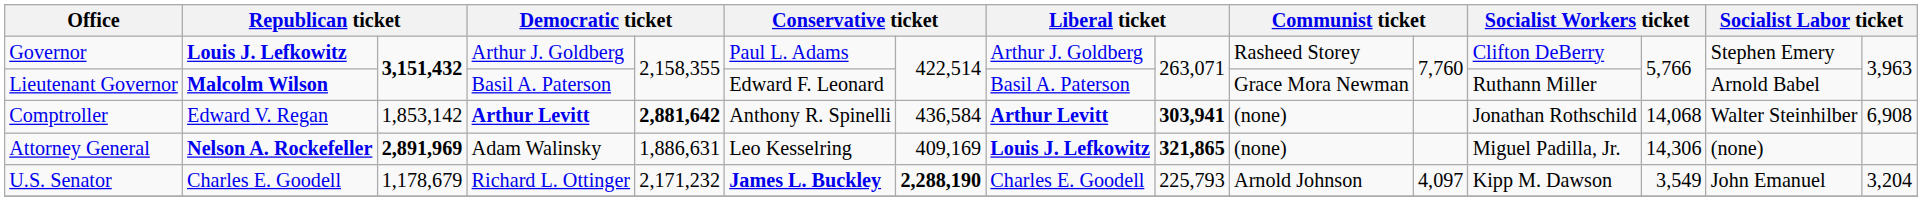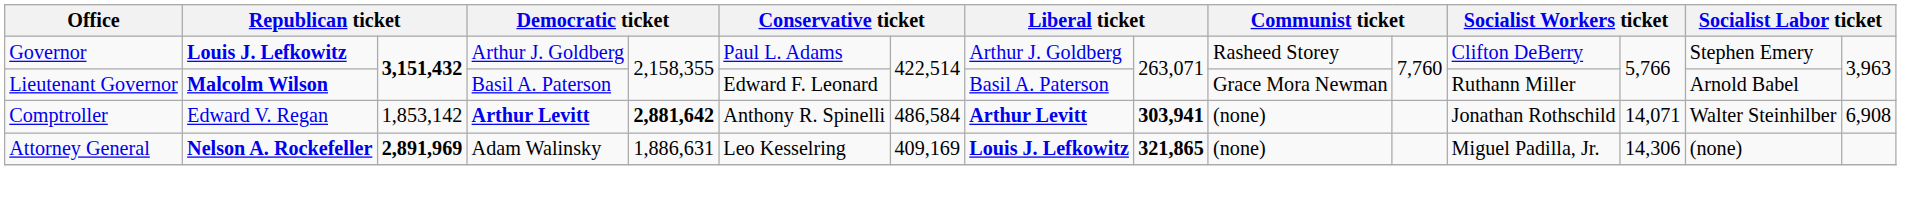(948, 116) 436,584 -> (927, 116) 486,584
(1674, 116) 14,068 -> (1653, 116) 14,071
- row: (61, 180)
